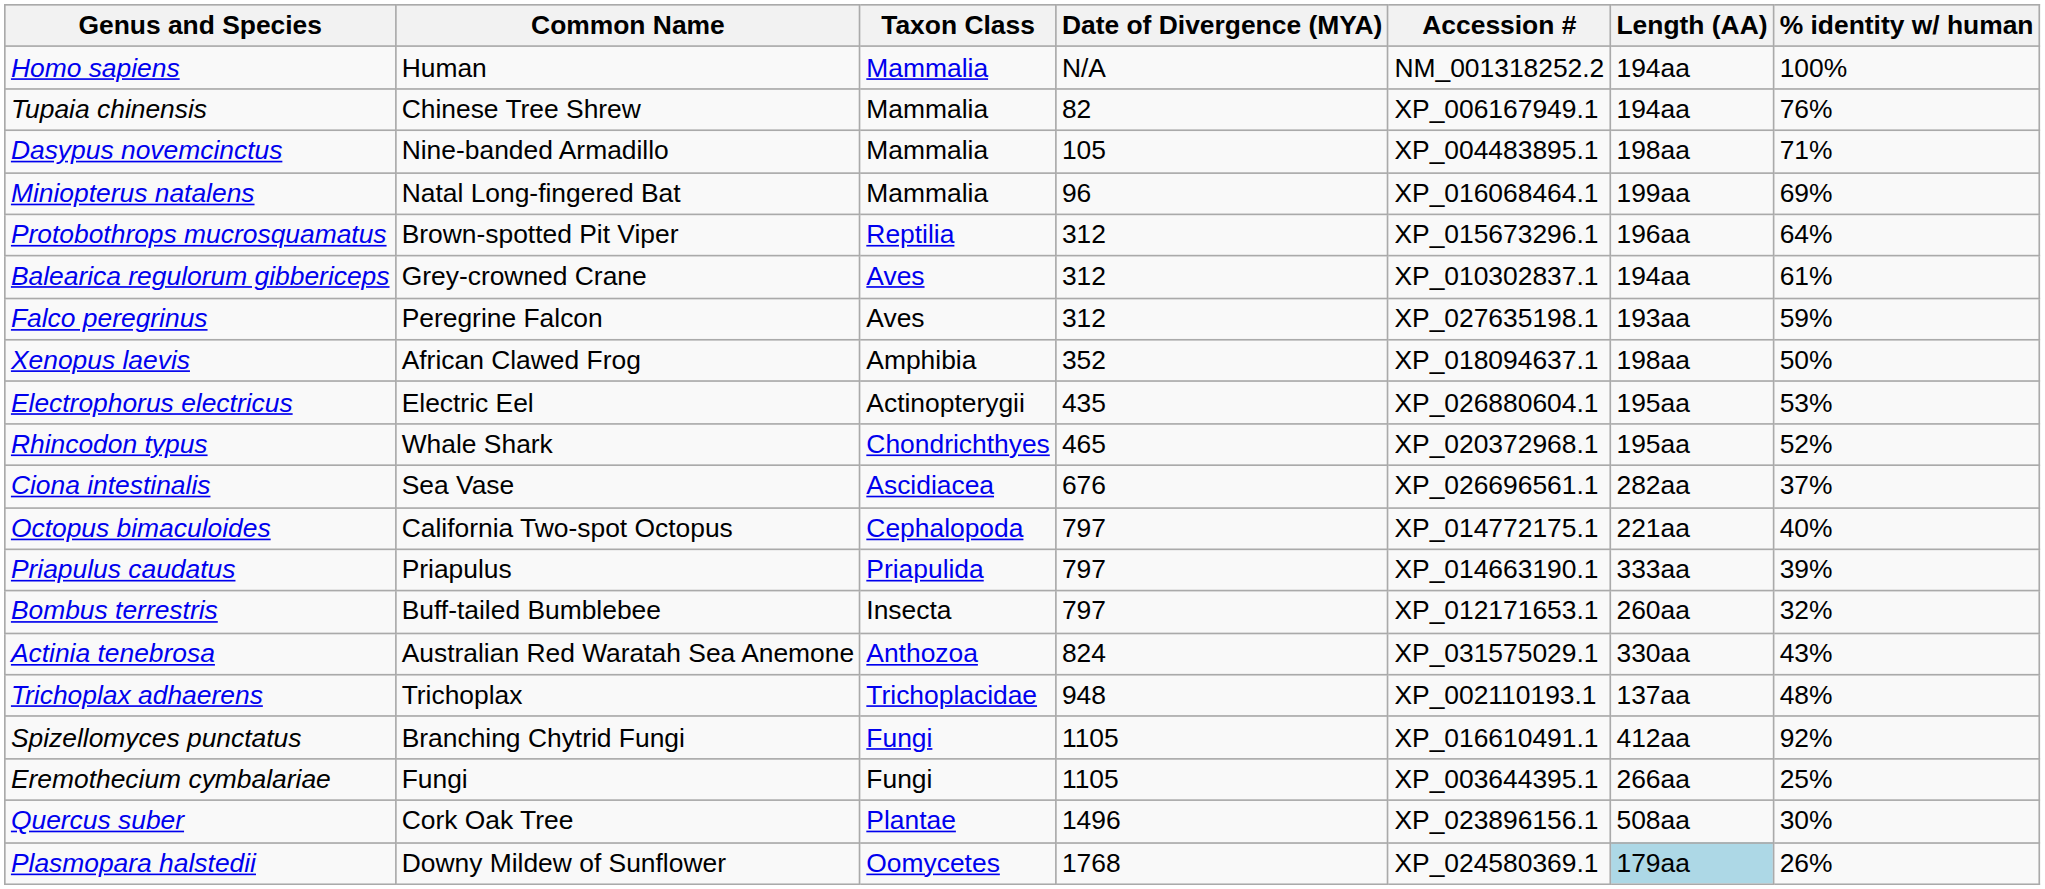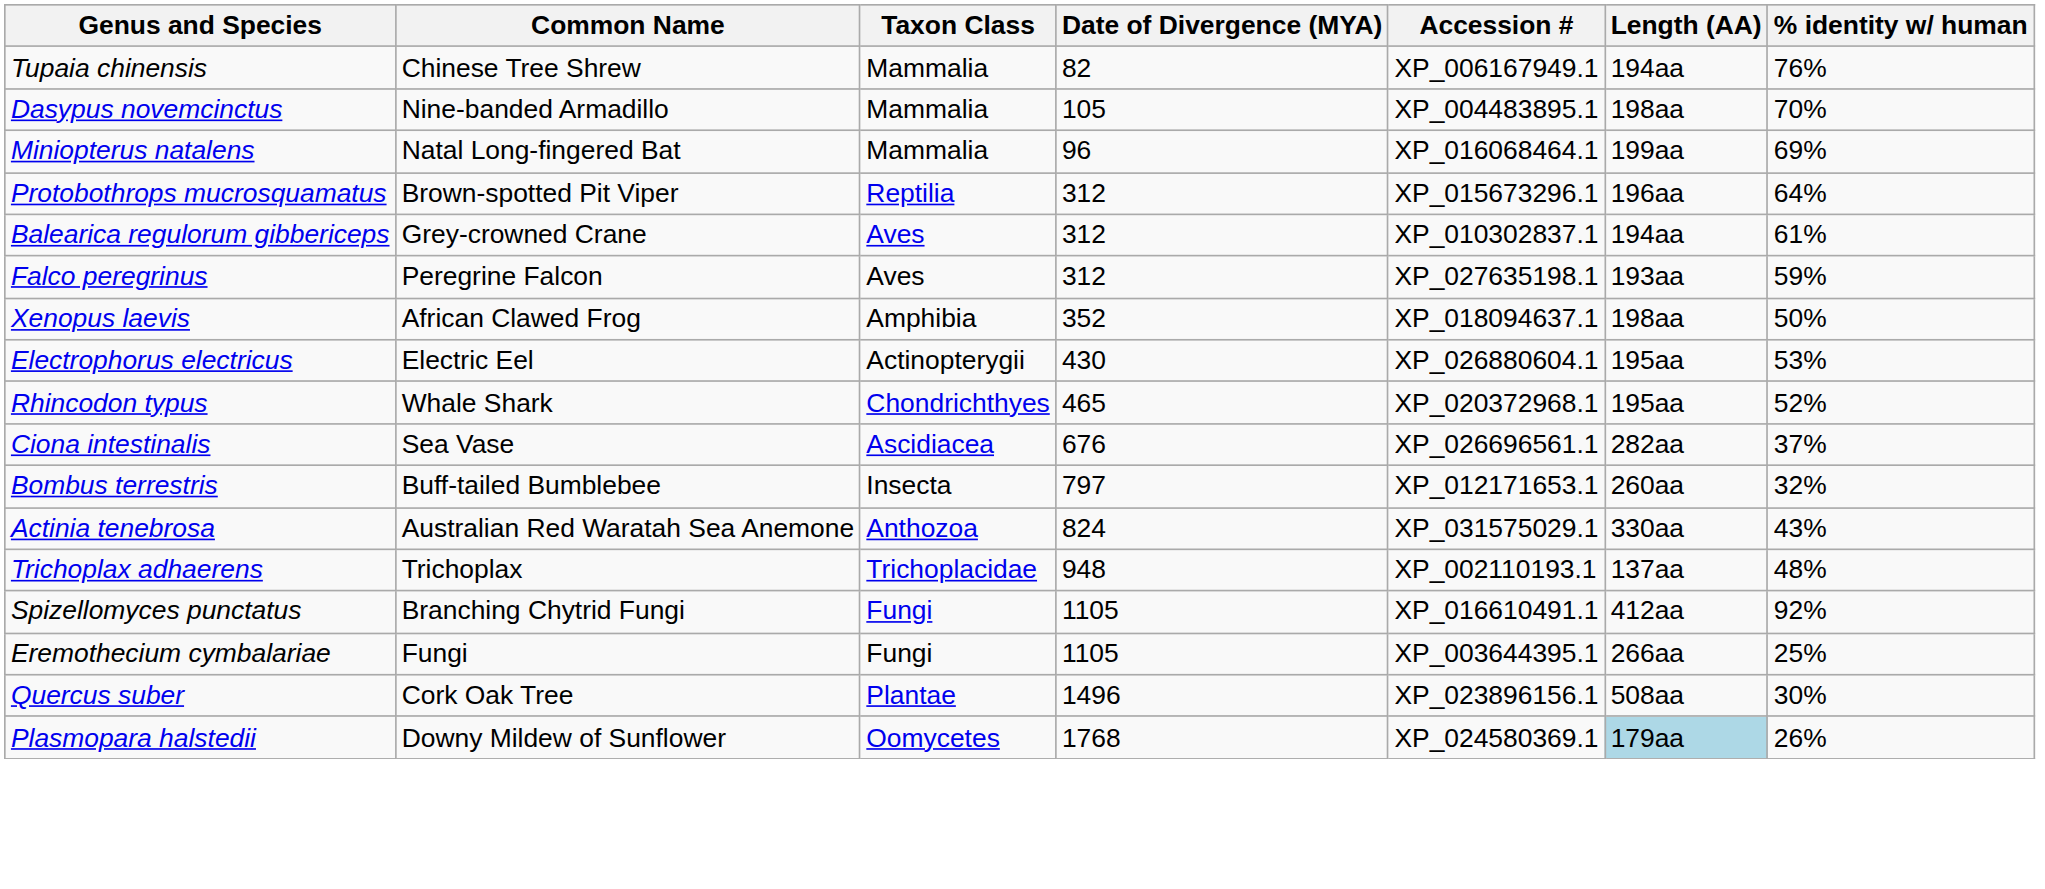- row: (95, 67)
(1806, 151) 71% -> (1800, 109) 70%
(1084, 402) 435 -> (1084, 360) 430
- row: (141, 527)
- row: (123, 569)
